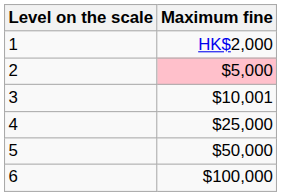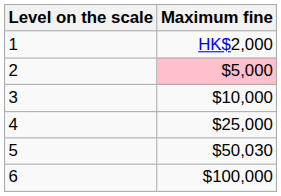(243, 97) $10,001 -> (243, 97) $10,000
(243, 151) $50,000 -> (243, 151) $50,030
